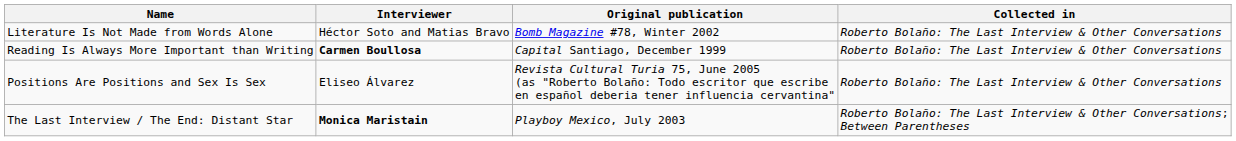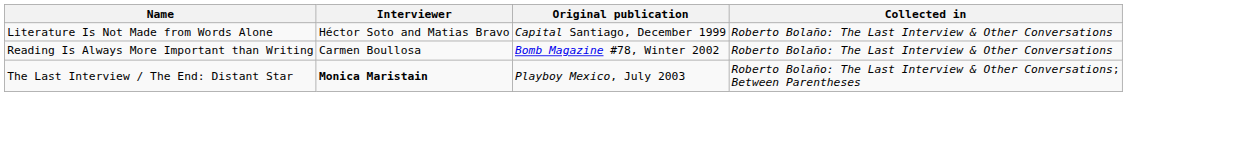(617, 32) Bomb Magazine #78, Winter 2002 -> (621, 32) Capital Santiago, December 1999
(370, 51) bold -> (370, 51) normal
(621, 51) Capital Santiago, December 1999 -> (617, 51) Bomb Magazine #78, Winter 2002
- row: (137, 82)
